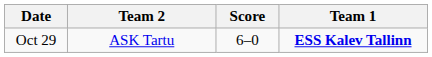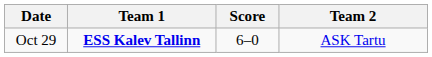columns swapped: (353, 16) <-> (142, 16)
